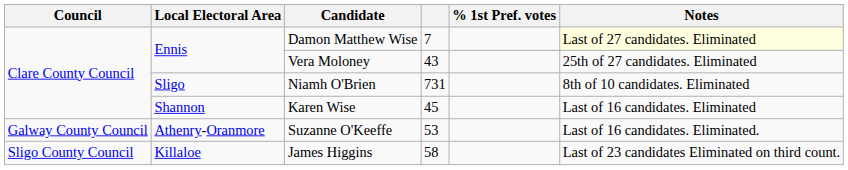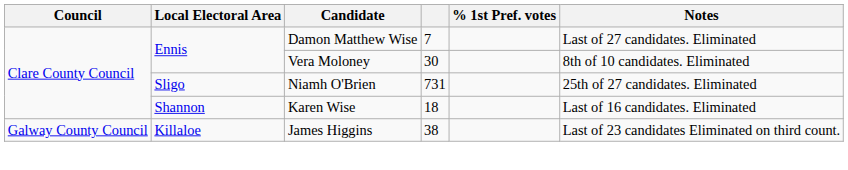(659, 38) lightyellow background -> (659, 38) no background
(431, 61) 43 -> (431, 61) 30
(660, 61) 25th of 27 candidates. Eliminated -> (656, 61) 8th of 10 candidates. Eliminated
(656, 84) 8th of 10 candidates. Eliminated -> (660, 84) 25th of 27 candidates. Eliminated
(431, 107) 45 -> (431, 107) 18
- row: (340, 130)
(71, 152) Sligo County Council -> (78, 130) Galway County Council
(431, 152) 58 -> (431, 130) 38
